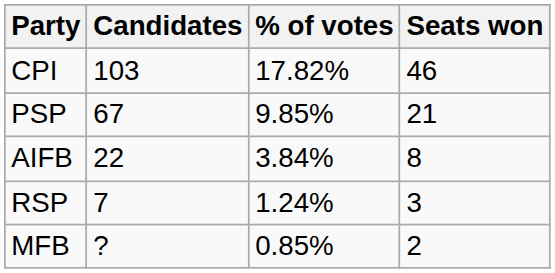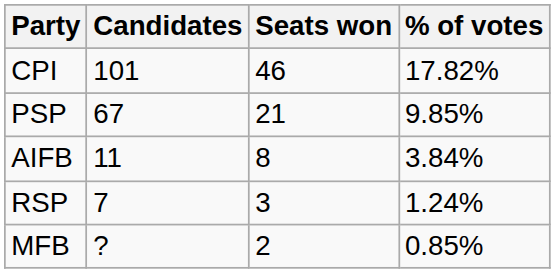columns swapped: (475, 26) <-> (324, 26)
(116, 70) 103 -> (116, 70) 101
(109, 158) 22 -> (108, 158) 11
